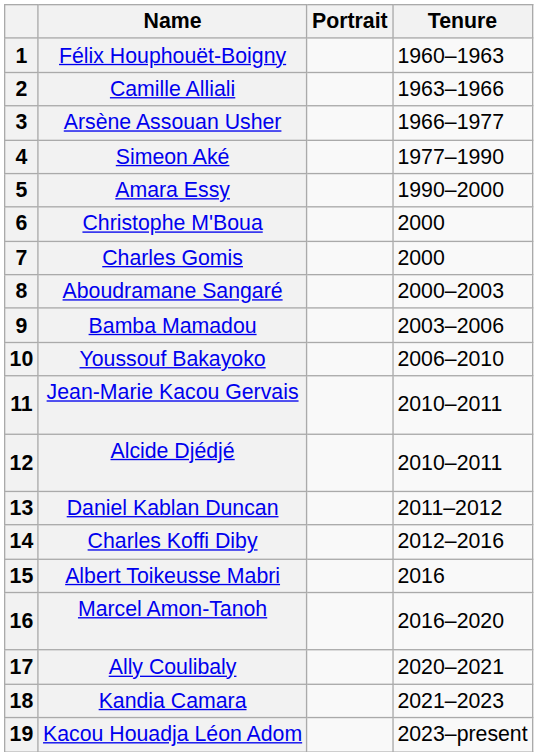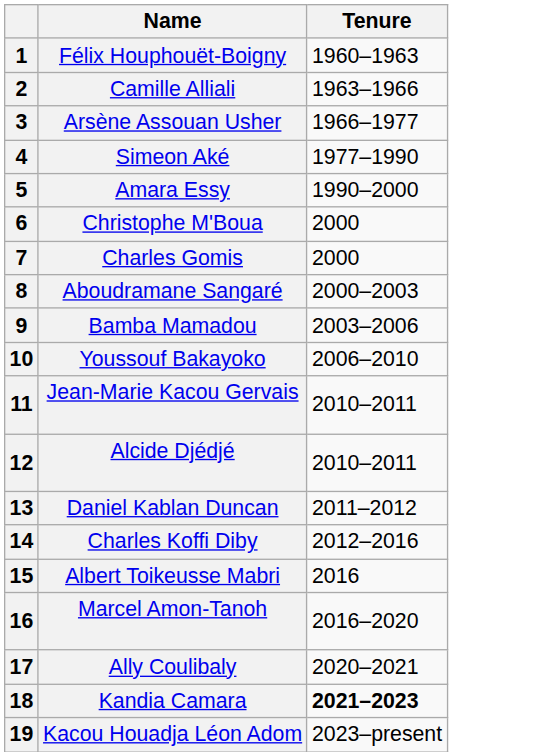- column: (350, 21)
(451, 700) normal -> (365, 700) bold
